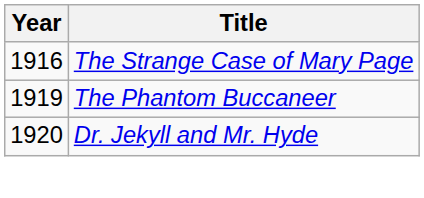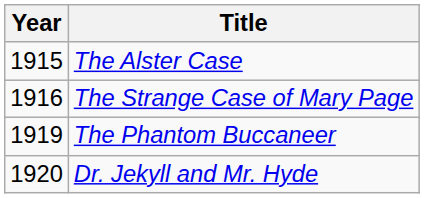+ row: (158, 60)
